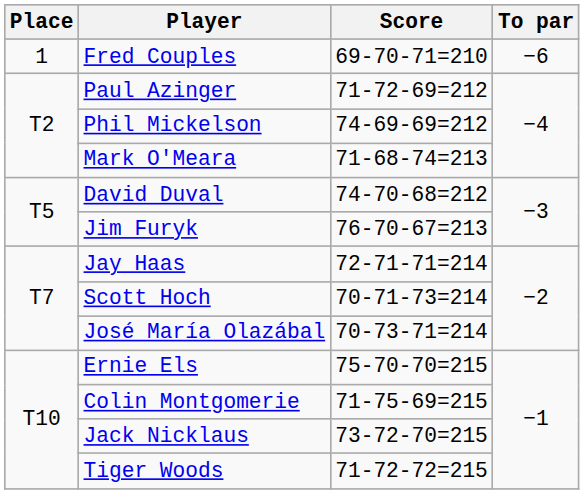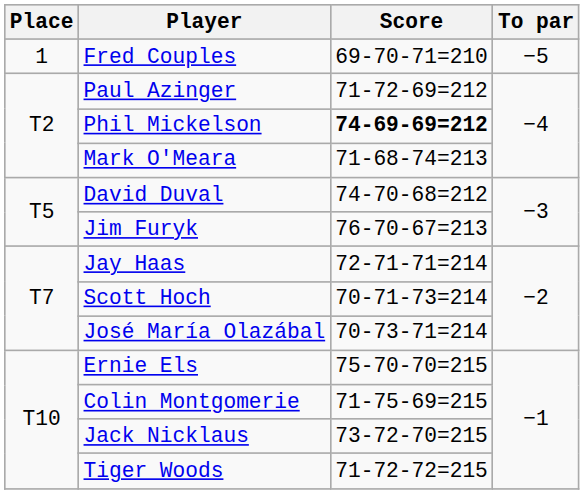(536, 57) −6 -> (536, 57) −5
(412, 126) normal -> (412, 126) bold
